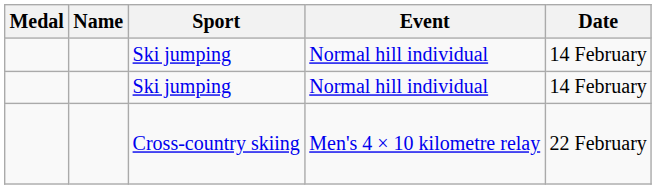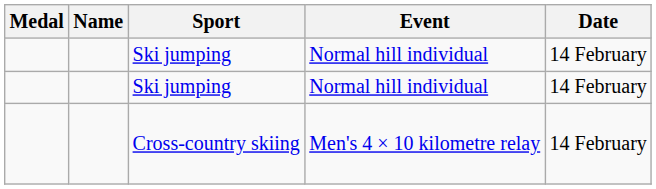(598, 144) 22 February -> (598, 144) 14 February
